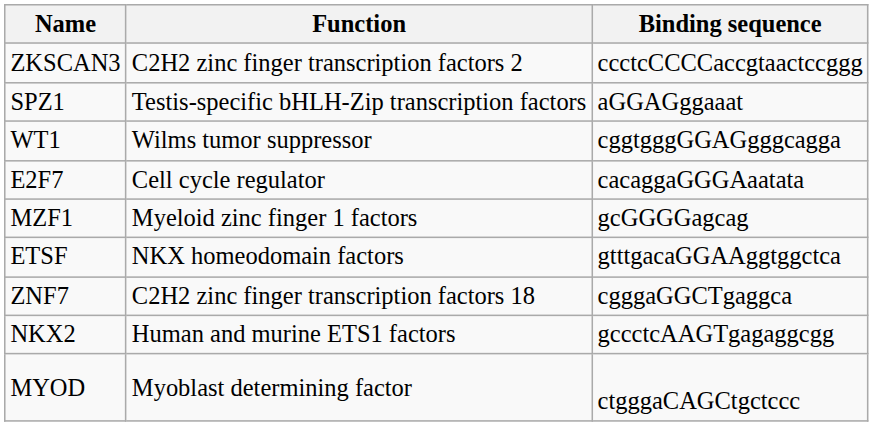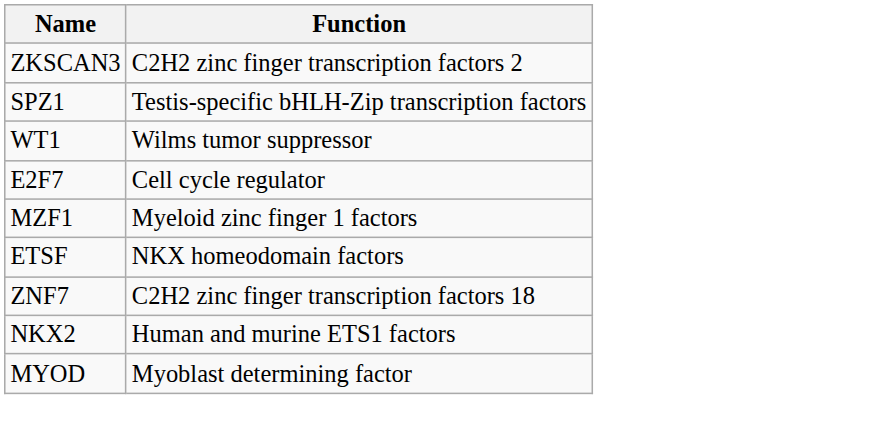- column: (730, 23)
